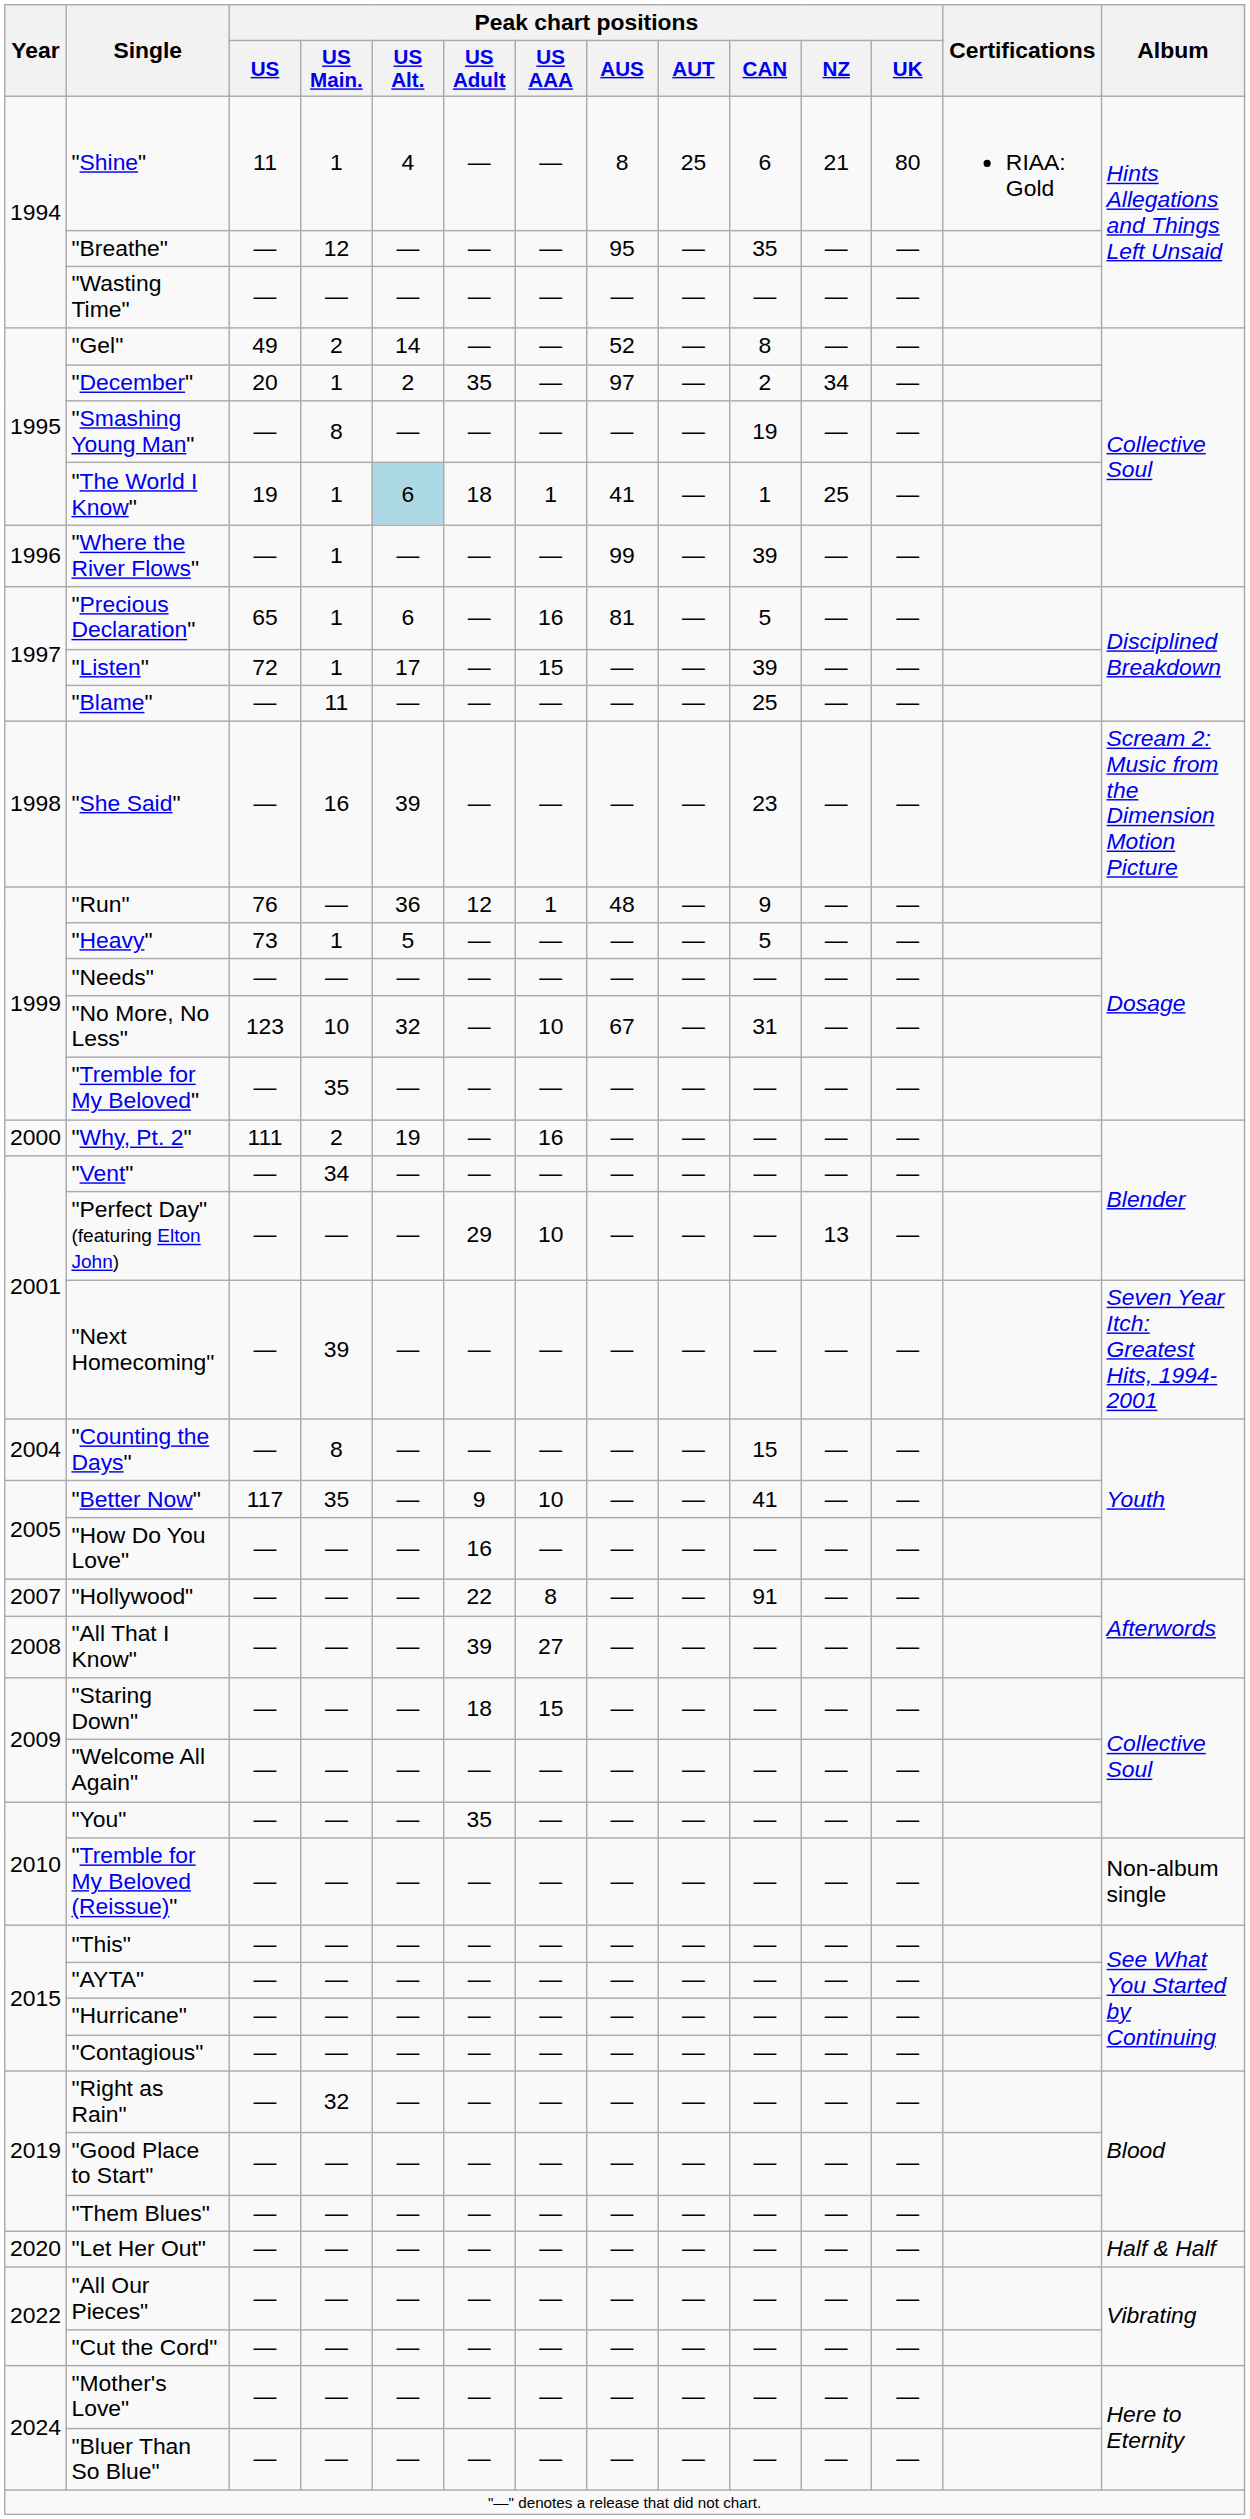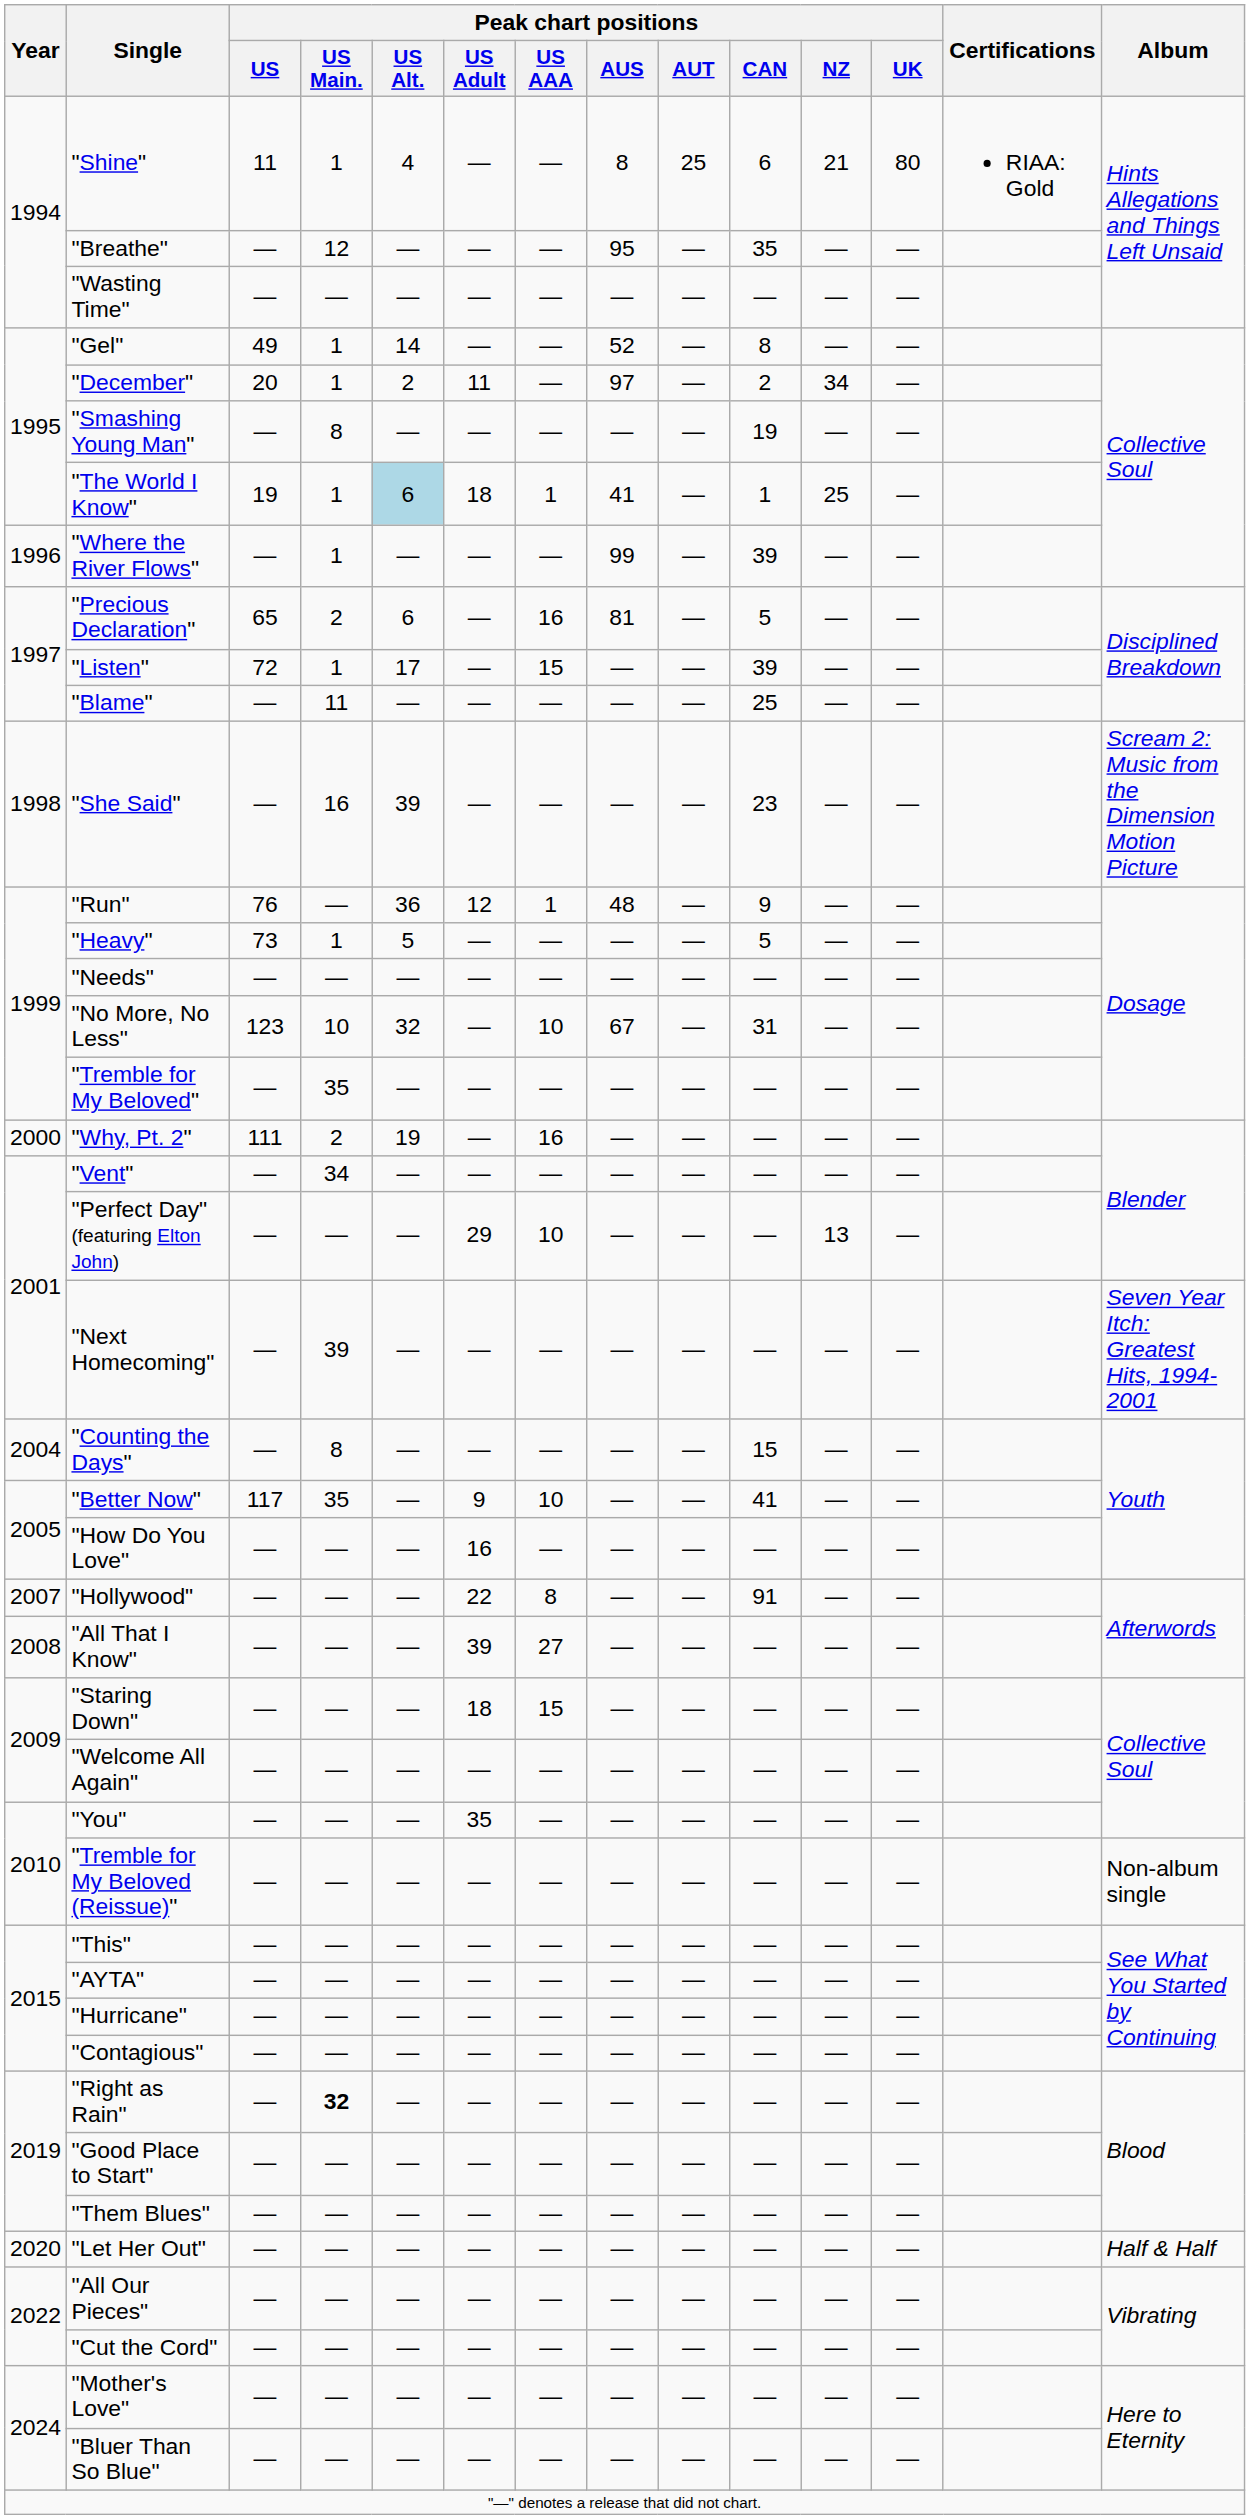(336, 346) 2 -> (336, 346) 1
(479, 382) 35 -> (479, 382) 11
(336, 617) 1 -> (336, 617) 2
(336, 2101) normal -> (336, 2101) bold
